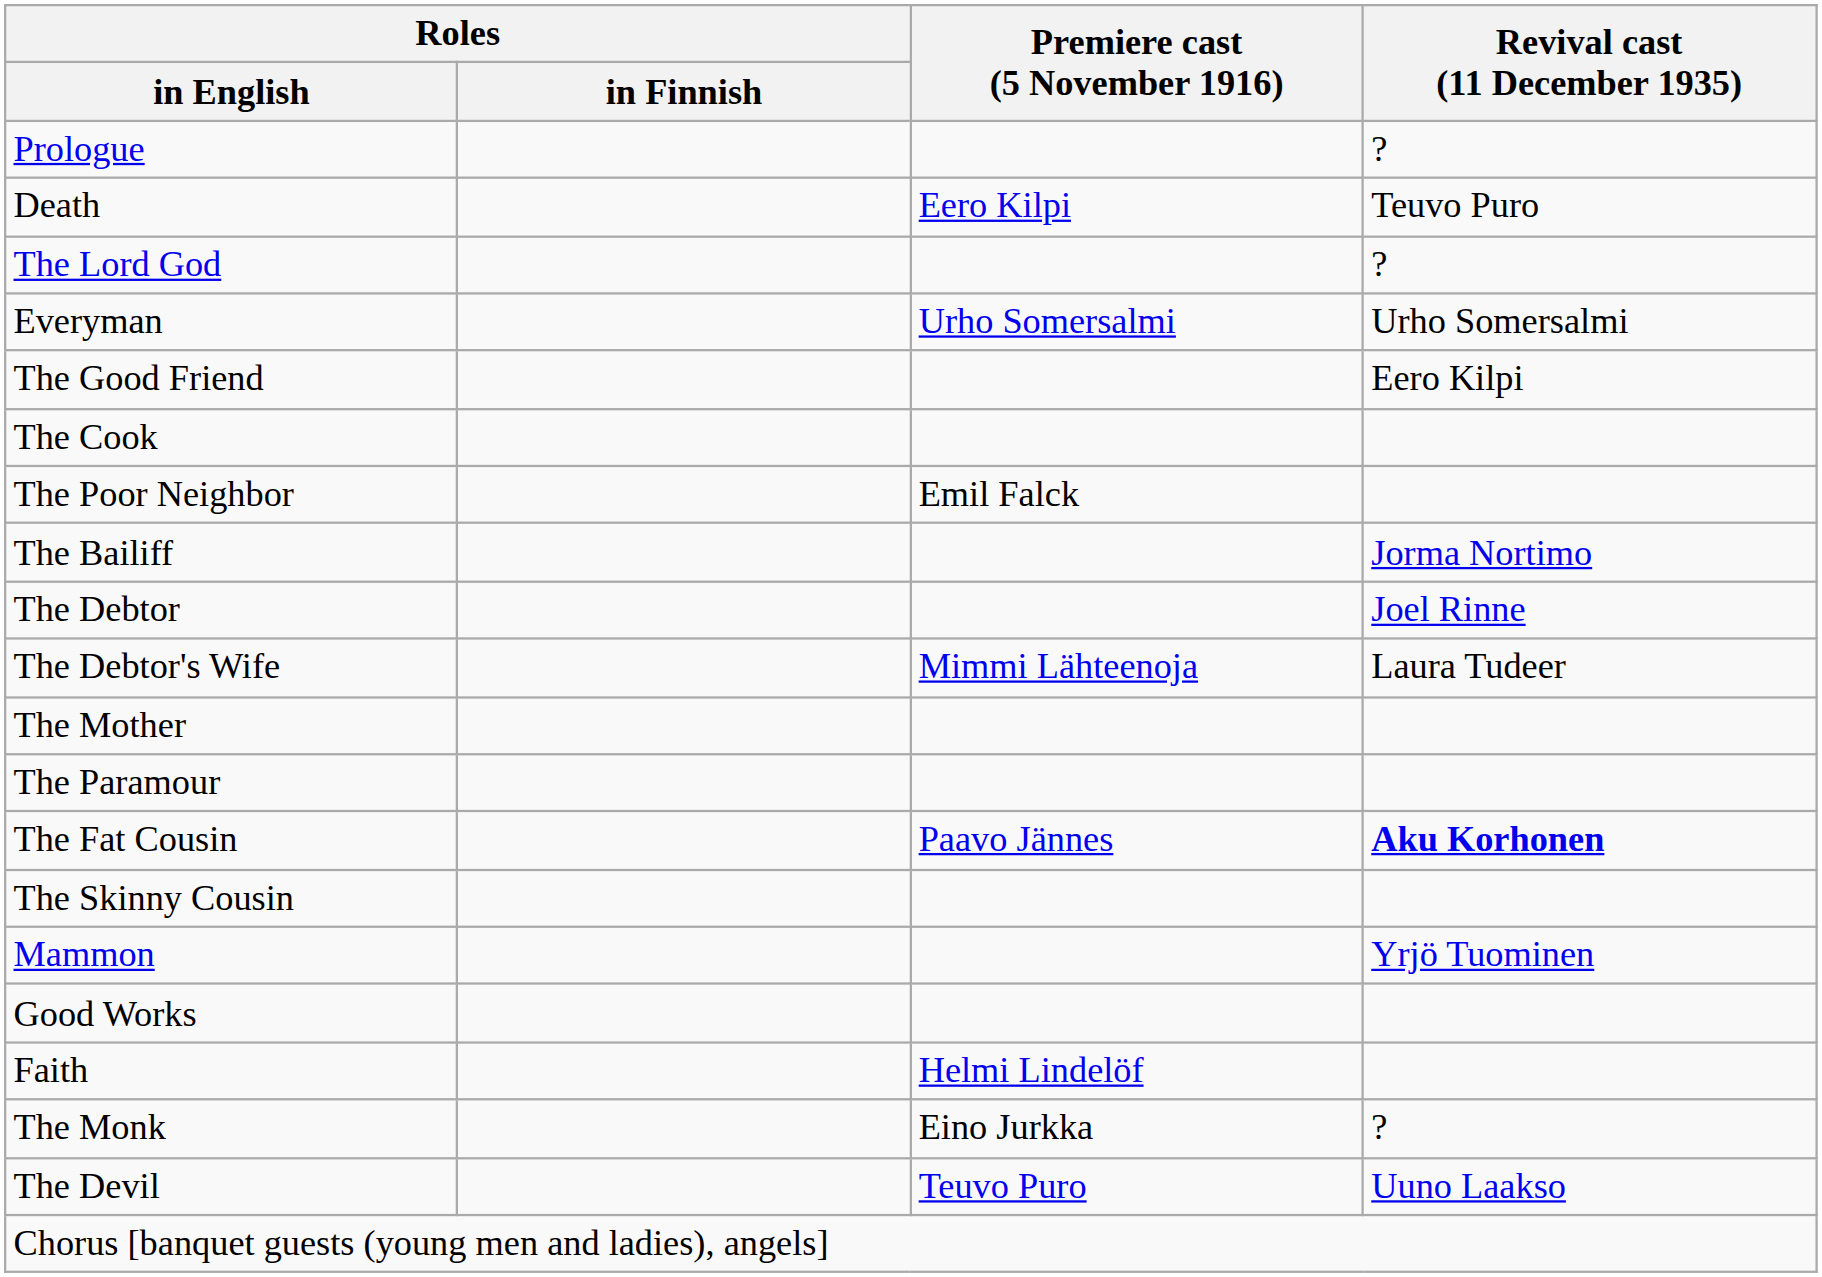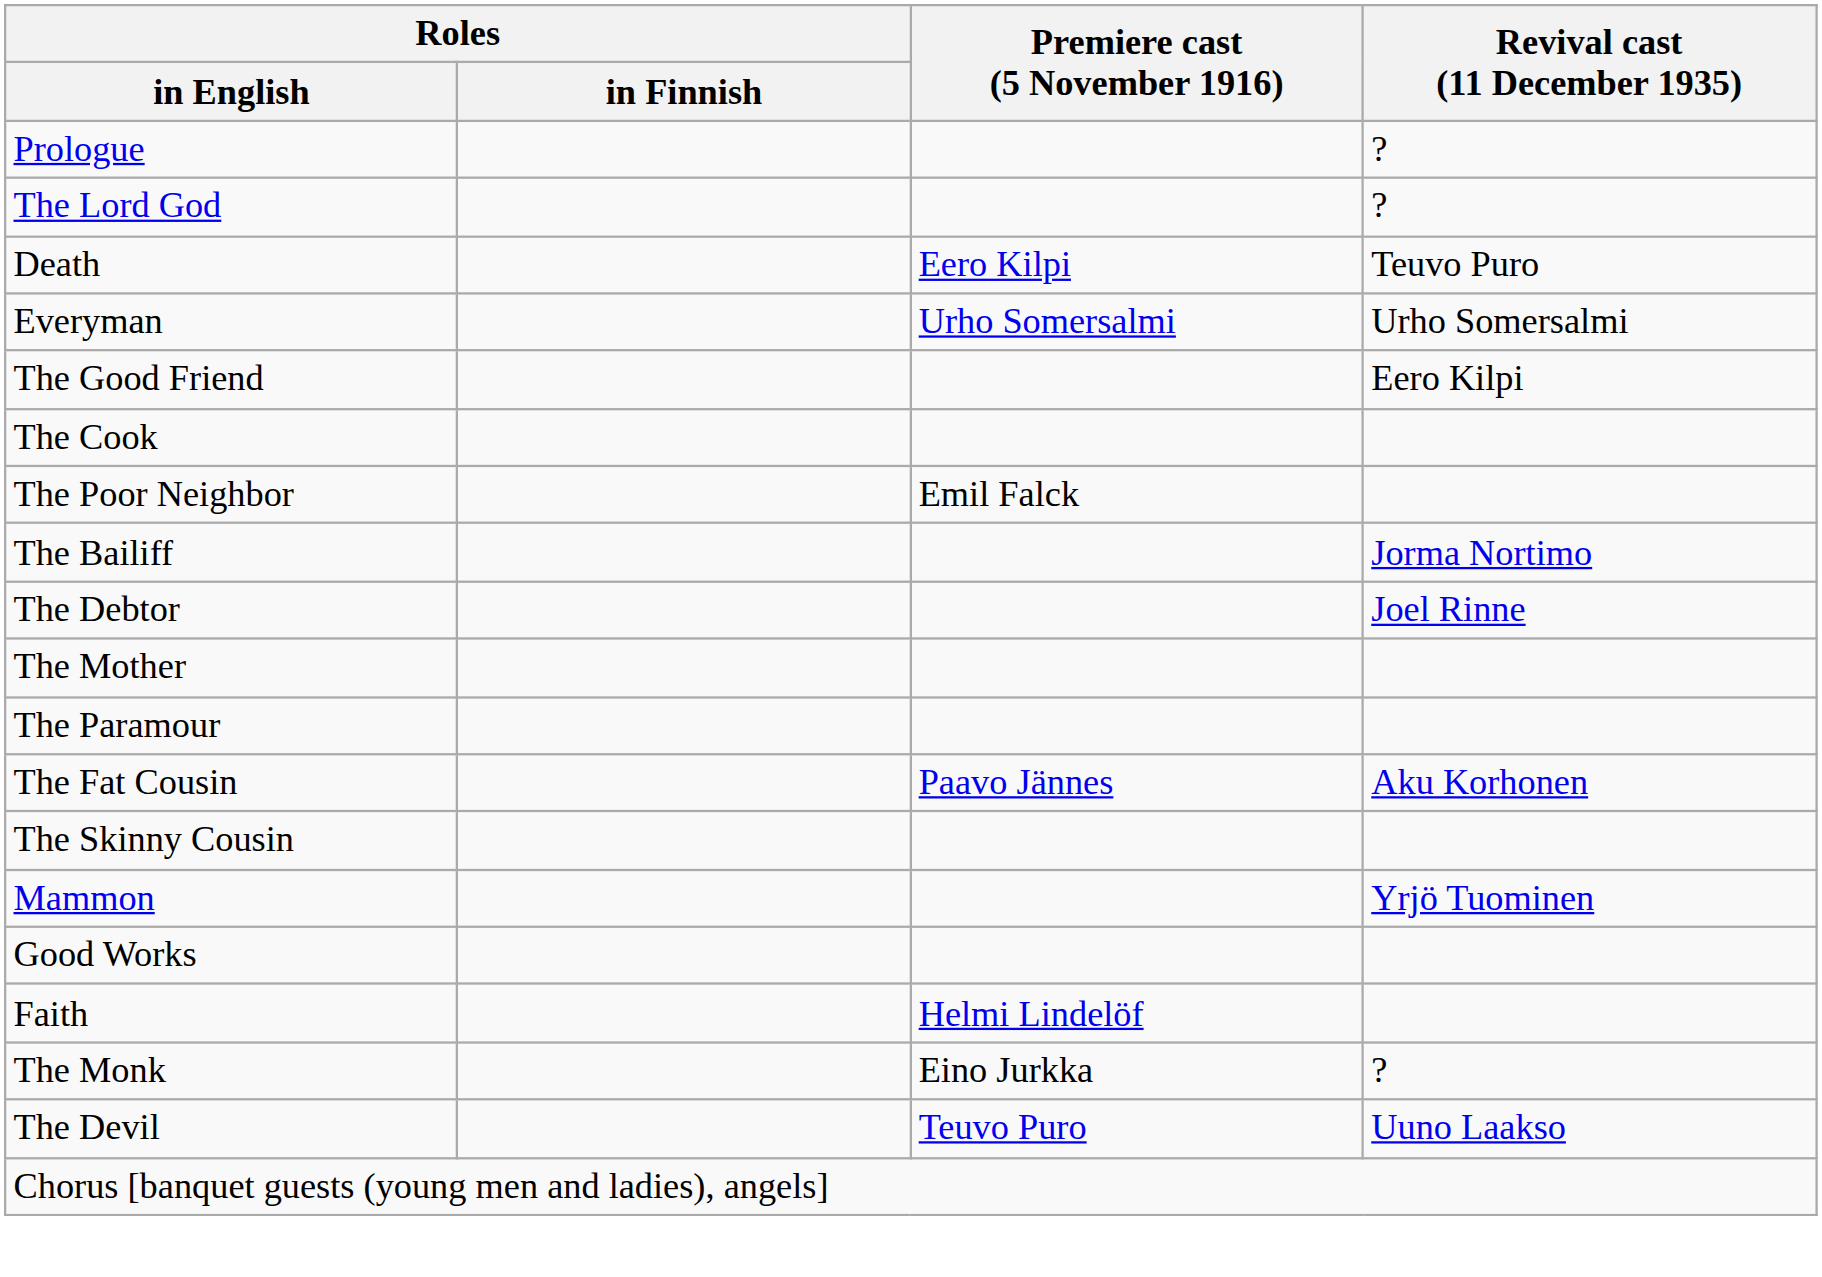rows swapped: (117, 263) <-> (57, 206)
- row: (147, 666)
(1488, 839) bold -> (1480, 782) normal
